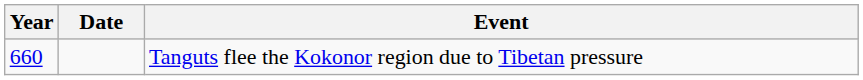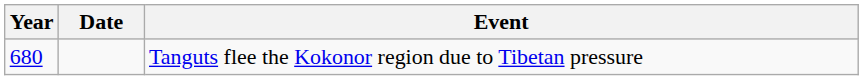(26, 56) 660 -> (26, 56) 680
